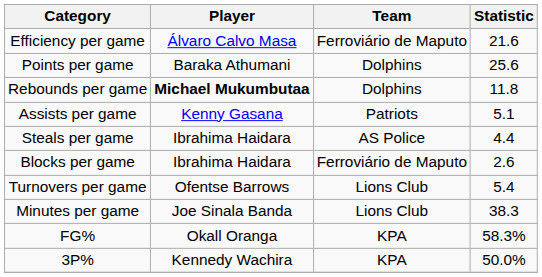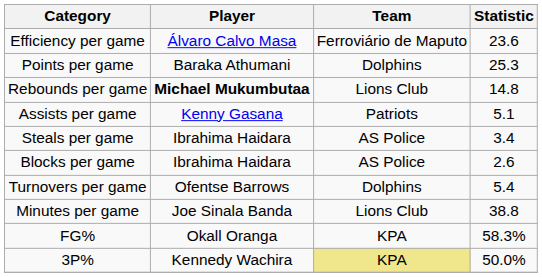(504, 41) 21.6 -> (504, 41) 23.6
(504, 65) 25.6 -> (504, 65) 25.3
(392, 89) Dolphins -> (392, 89) Lions Club
(504, 89) 11.8 -> (504, 89) 14.8
(504, 138) 4.4 -> (504, 138) 3.4
(392, 162) Ferroviário de Maputo -> (392, 162) AS Police
(392, 187) Lions Club -> (392, 187) Dolphins
(504, 211) 38.3 -> (504, 211) 38.8
(392, 260) no background -> (392, 260) khaki background
